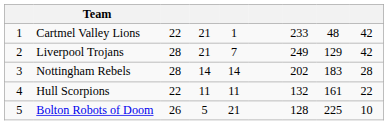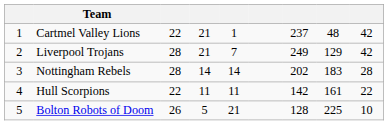(299, 33) 233 -> (299, 33) 237
(299, 91) 132 -> (299, 91) 142
